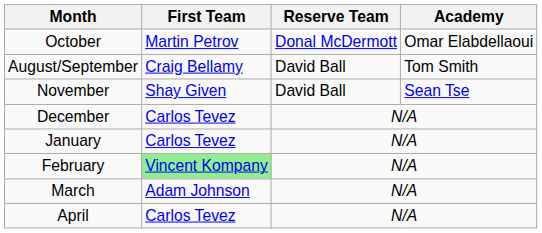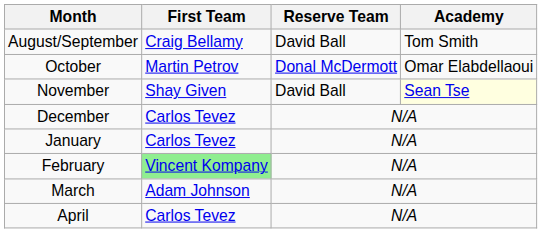rows swapped: (73, 66) <-> (73, 41)
(437, 91) no background -> (437, 91) lightyellow background
